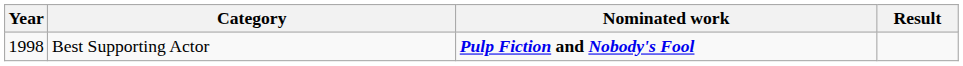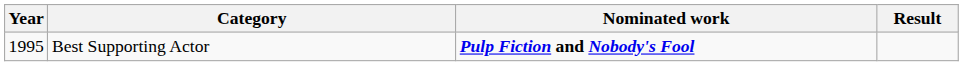(26, 46) 1998 -> (26, 46) 1995
